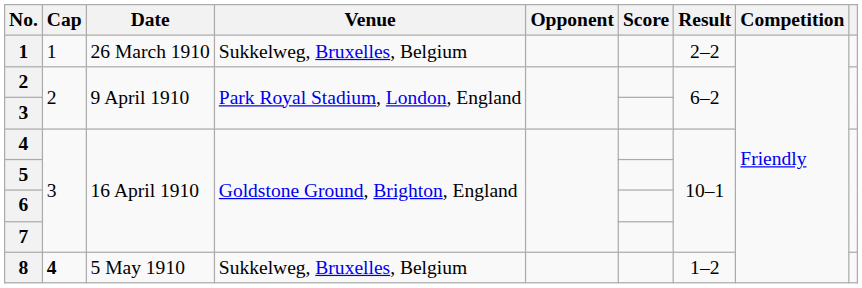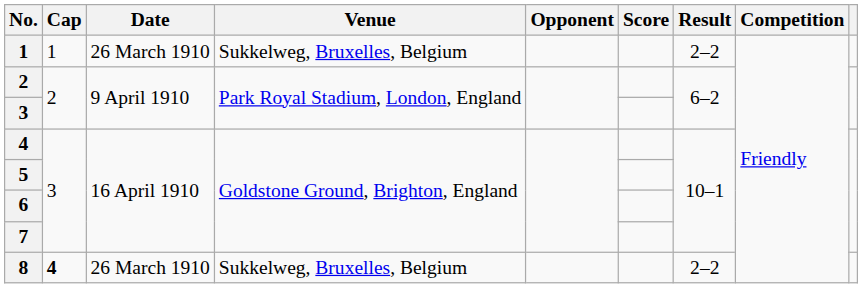(138, 267) 5 May 1910 -> (150, 267) 26 March 1910
(705, 267) 1–2 -> (705, 267) 2–2
